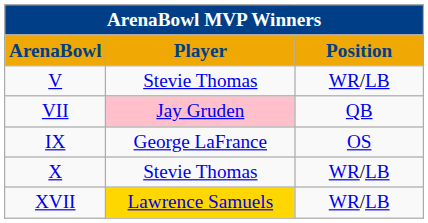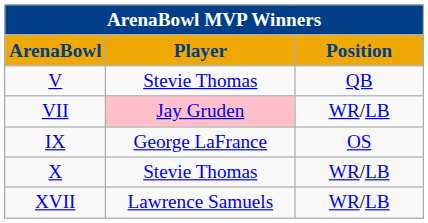(359, 80) WR/LB -> (359, 80) QB
(359, 111) QB -> (359, 111) WR/LB
(200, 202) gold background -> (200, 202) no background
